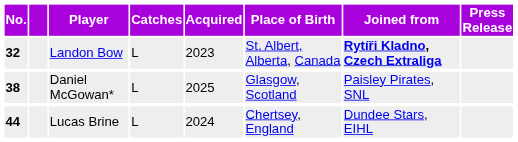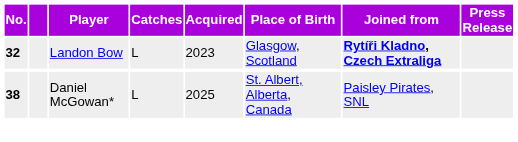(293, 53) St. Albert, Alberta, Canada -> (273, 53) Glasgow, Scotland
(273, 87) Glasgow, Scotland -> (274, 94) St. Albert, Alberta, Canada
- row: (84, 121)
